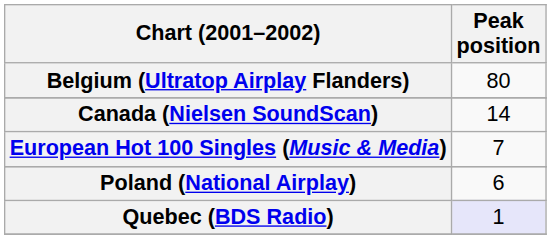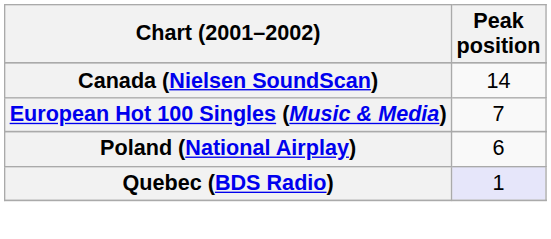- row: (228, 80)
